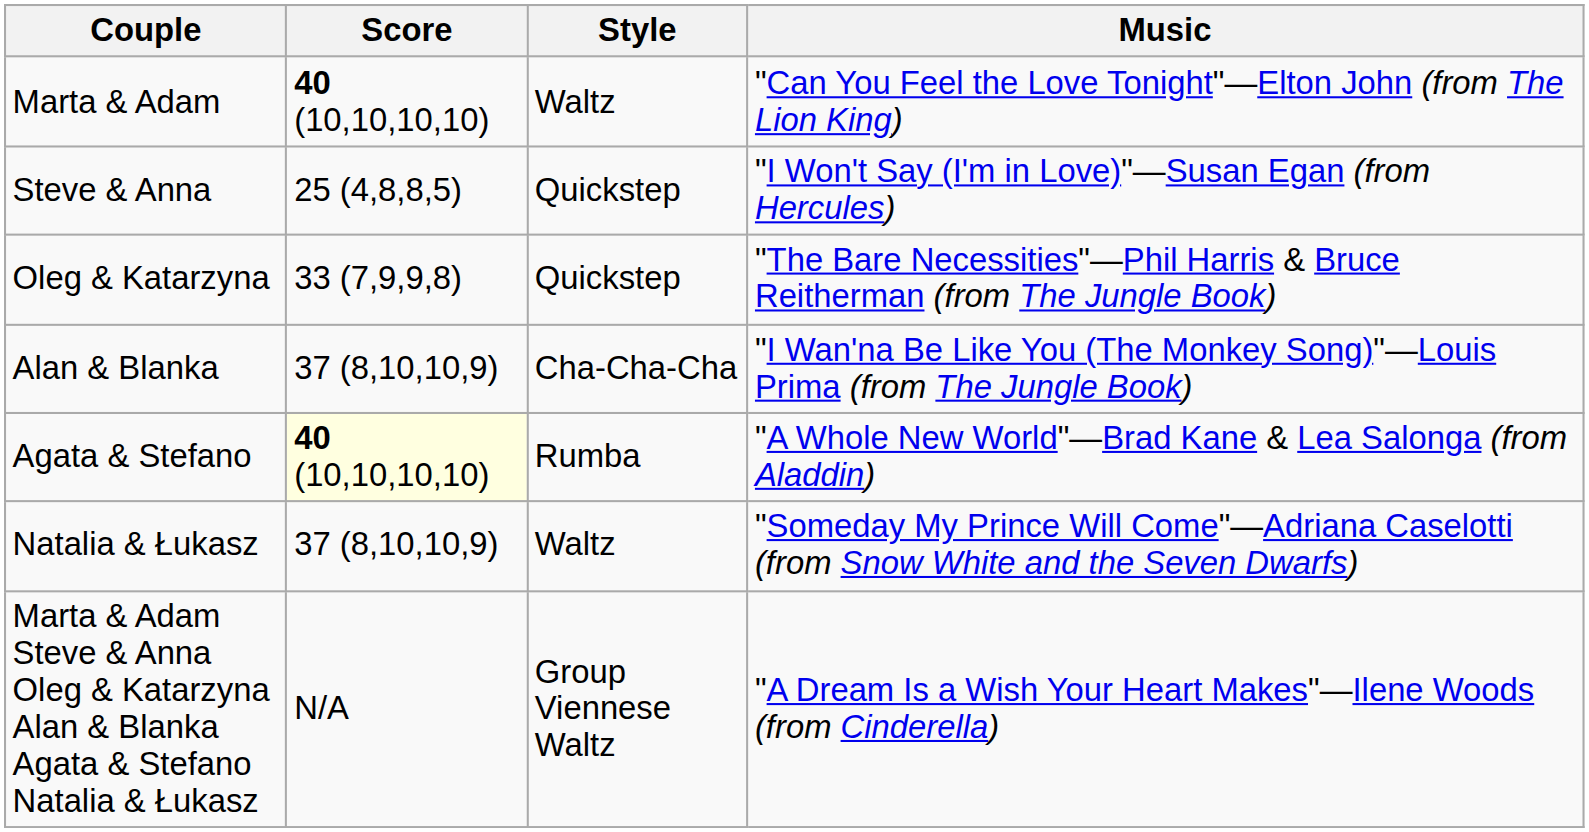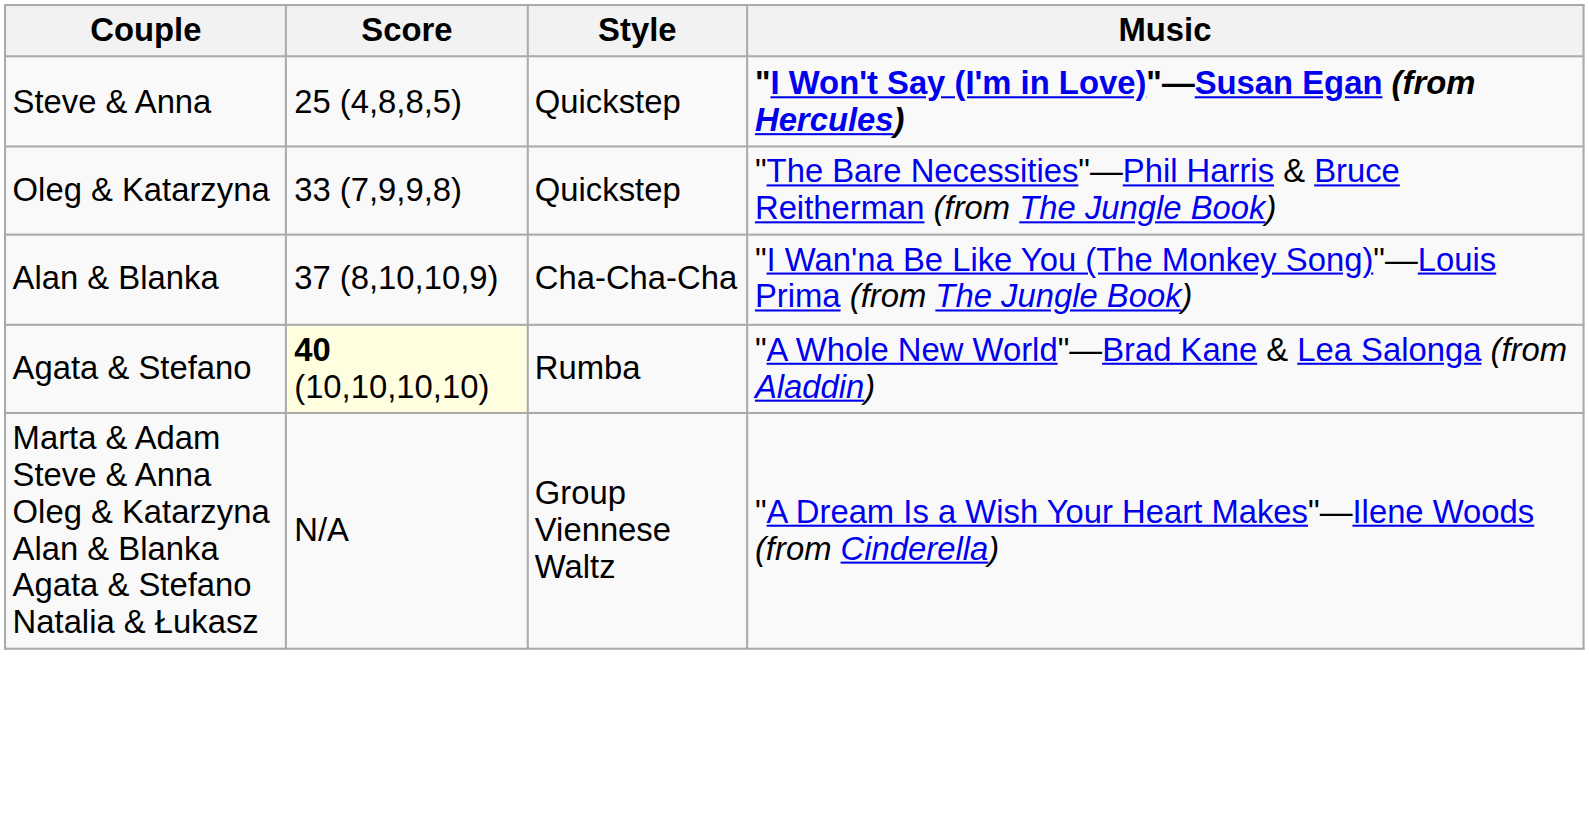- row: (116, 100)
(1093, 189) normal -> (1115, 100) bold
- row: (136, 545)
